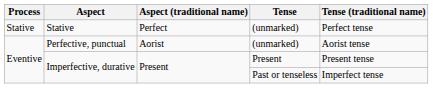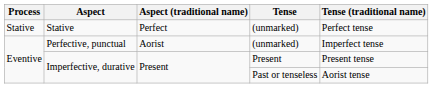(346, 43) Aorist tense -> (353, 43) Imperfect tense
(353, 75) Imperfect tense -> (346, 75) Aorist tense
